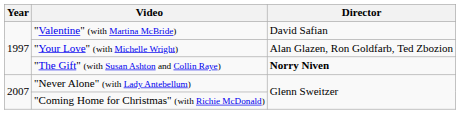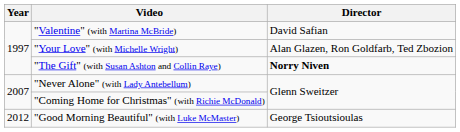+ row: (137, 118)
